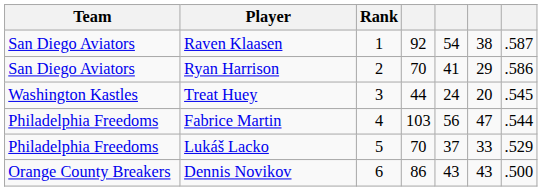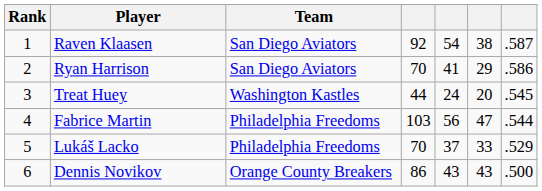columns swapped: (379, 17) <-> (92, 17)
